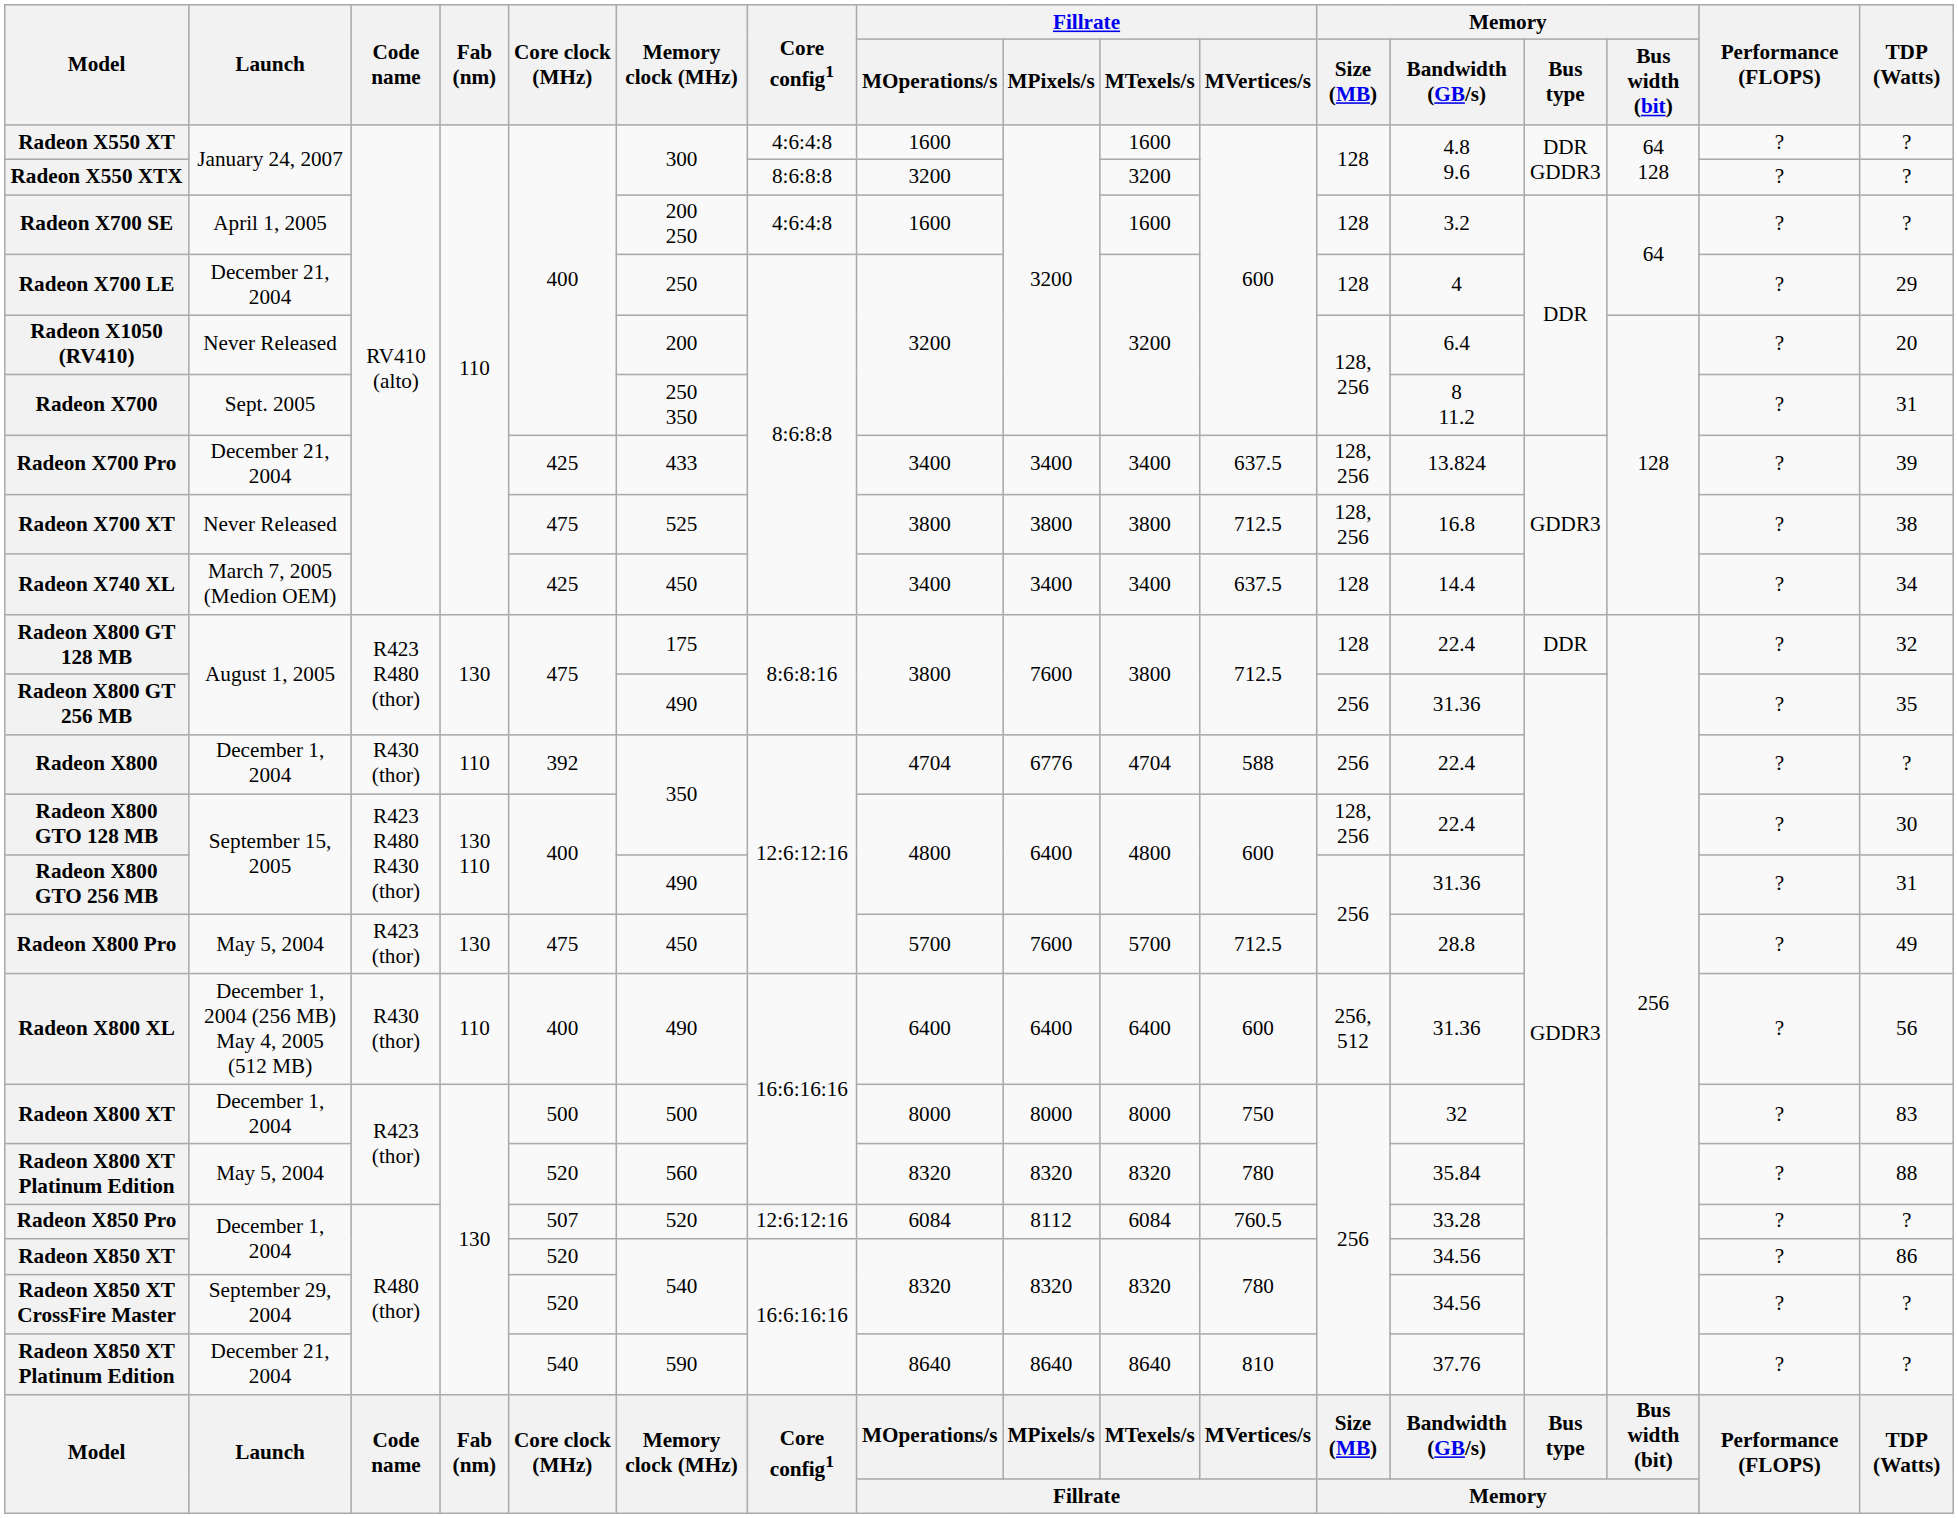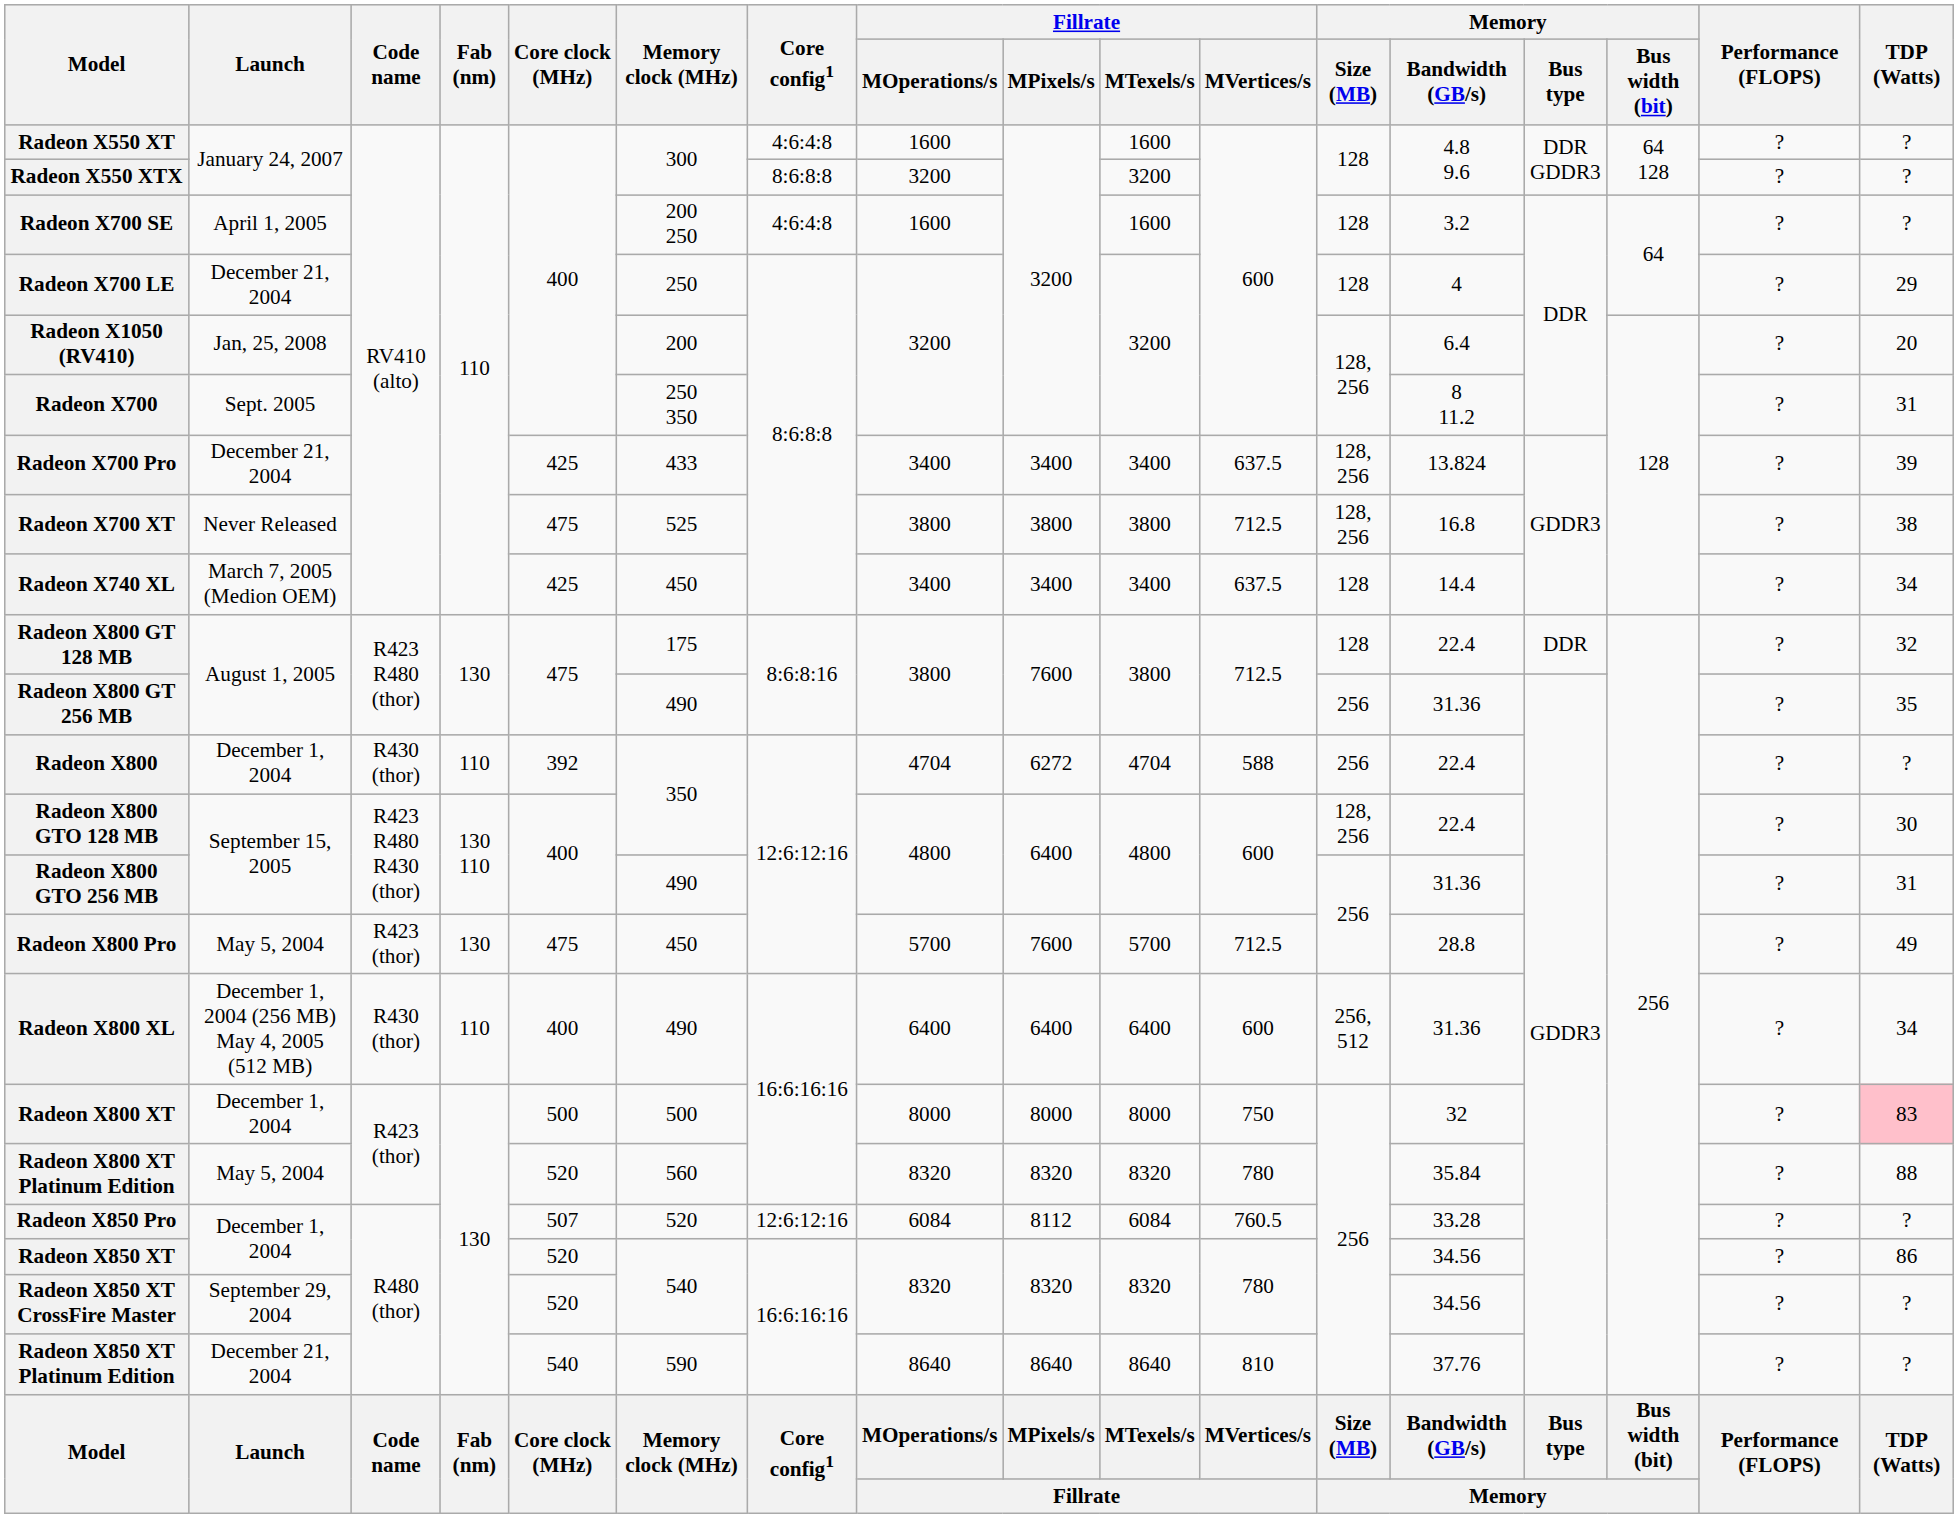(270, 343) Never Released -> (270, 343) Jan, 25, 2008
(1051, 763) 6776 -> (1051, 763) 6272
(1907, 1028) 56 -> (1907, 1028) 34
(1907, 1113) no background -> (1907, 1113) pink background
